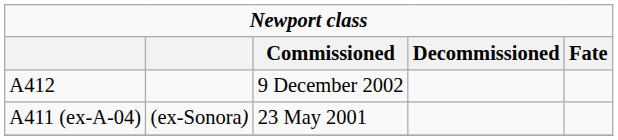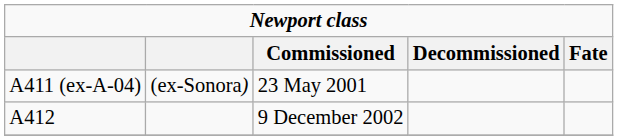rows swapped: (75, 118) <-> (32, 85)
